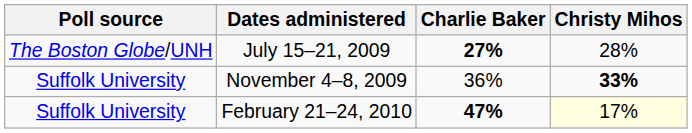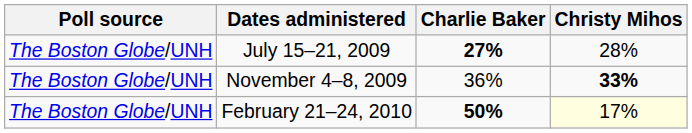(111, 81) Suffolk University -> (111, 81) The Boston Globe/UNH
(111, 111) Suffolk University -> (111, 111) The Boston Globe/UNH
(483, 111) 47% -> (483, 111) 50%
